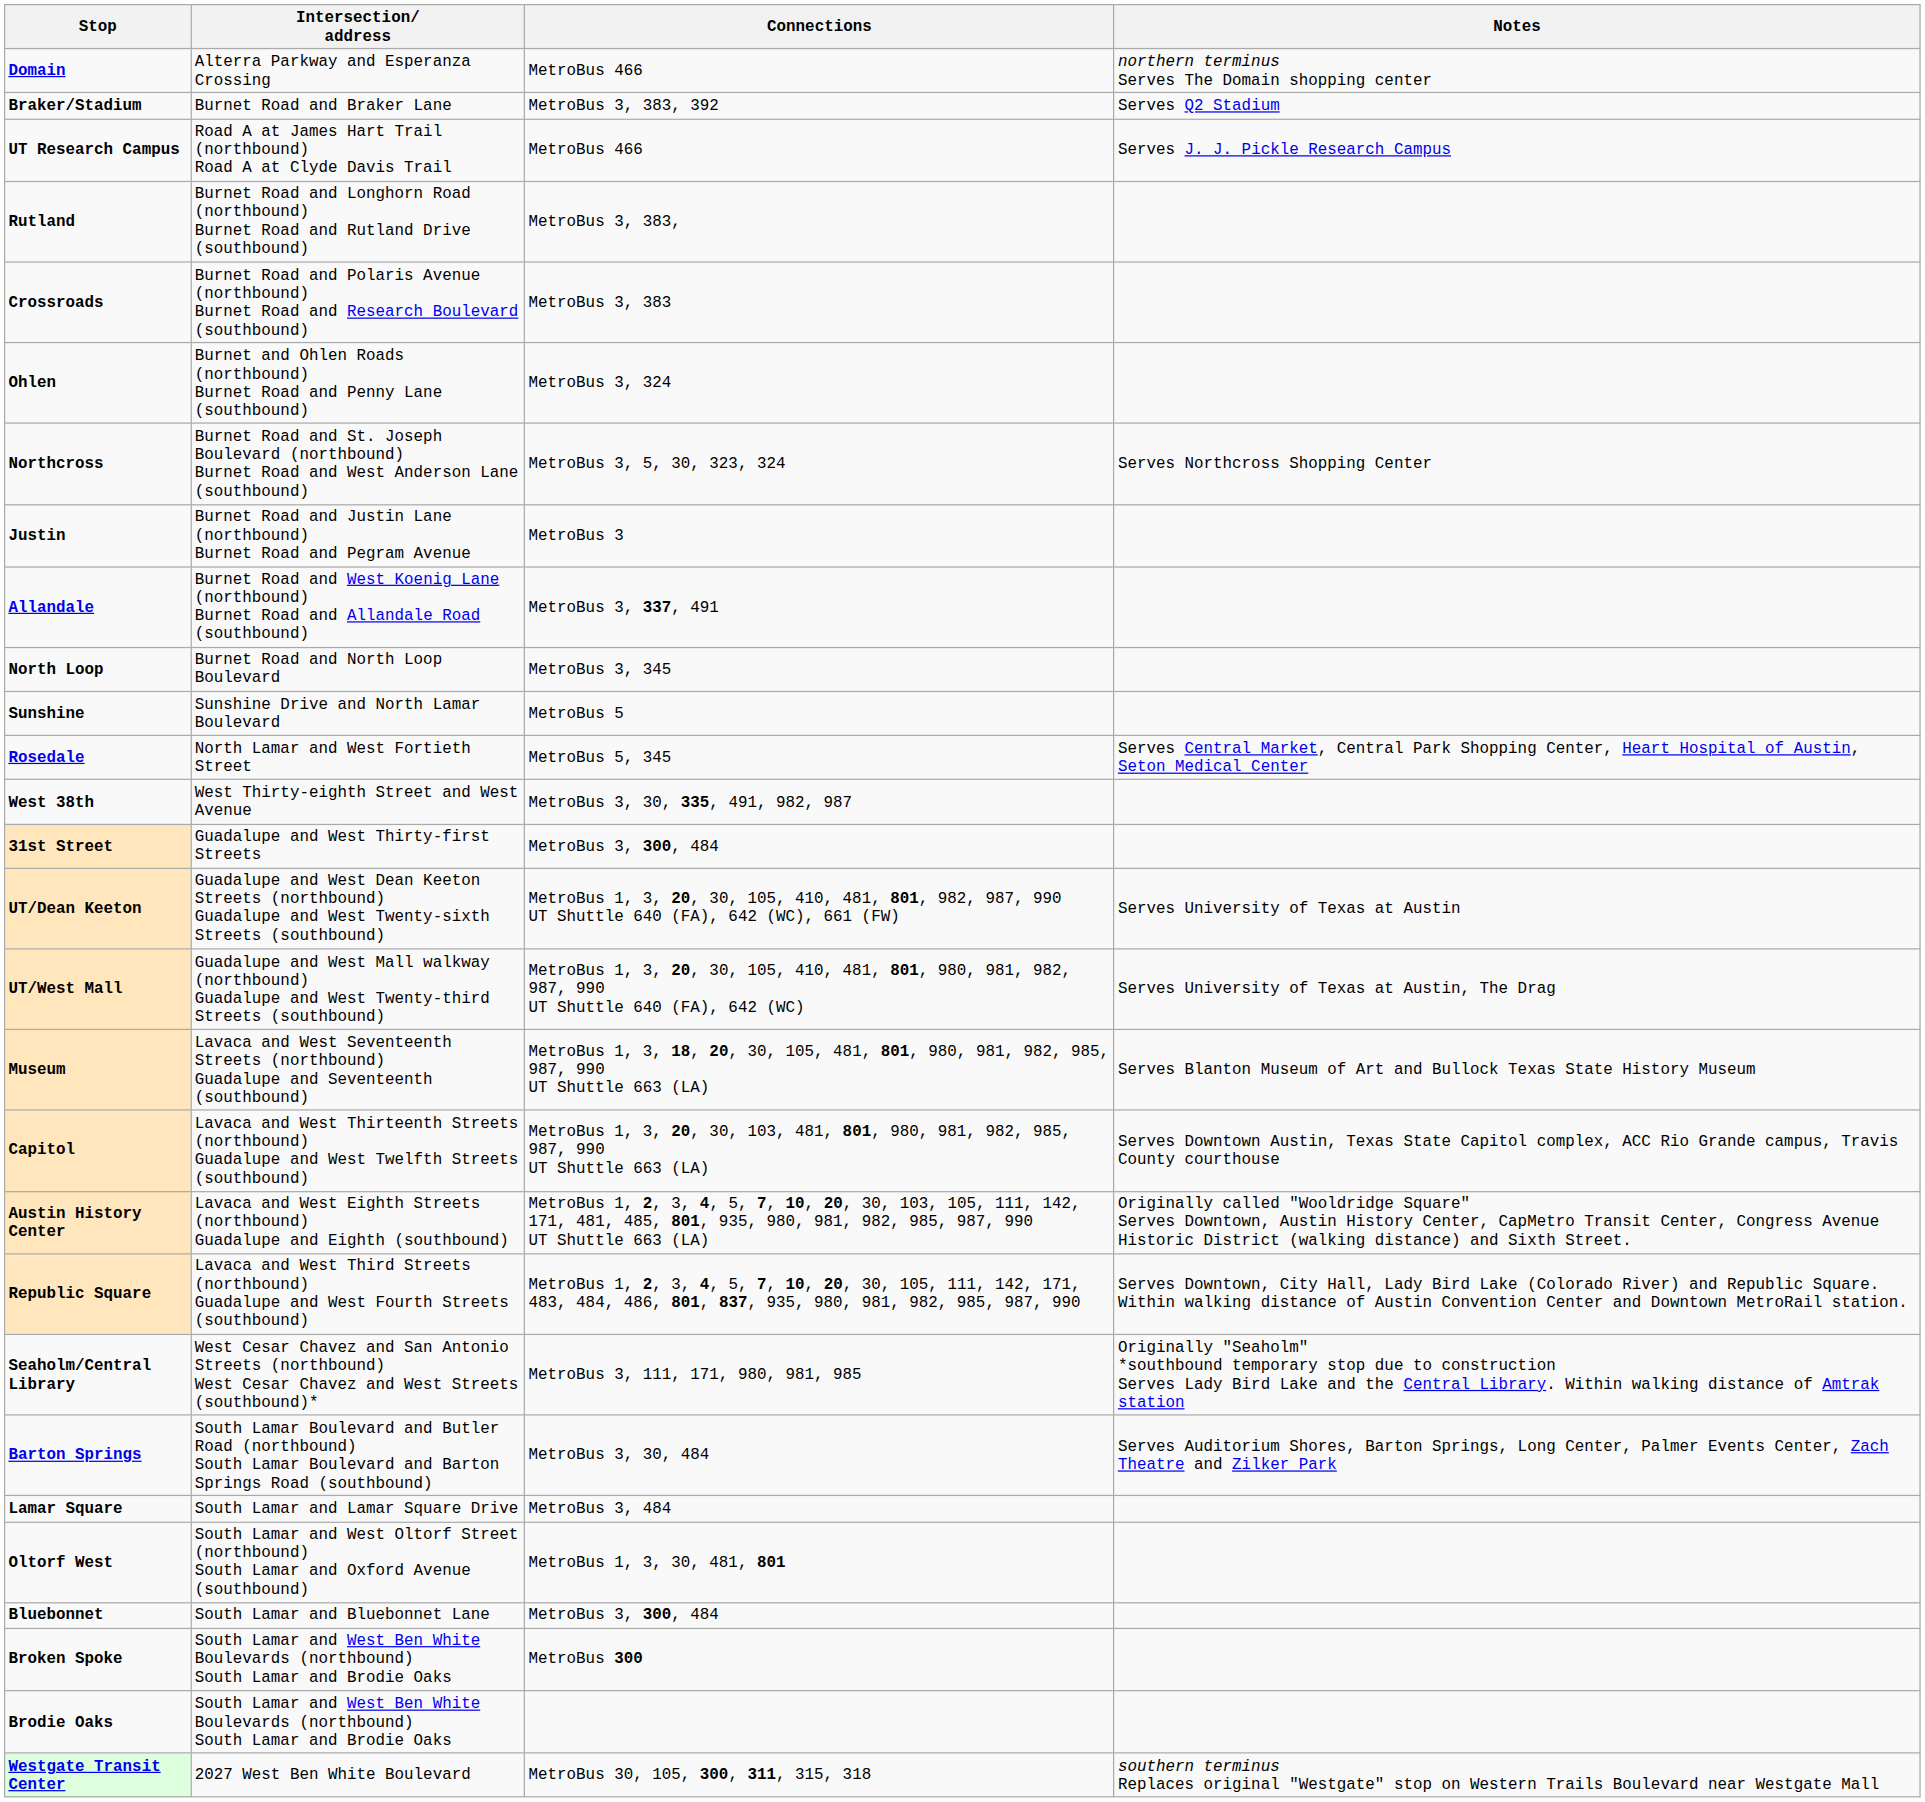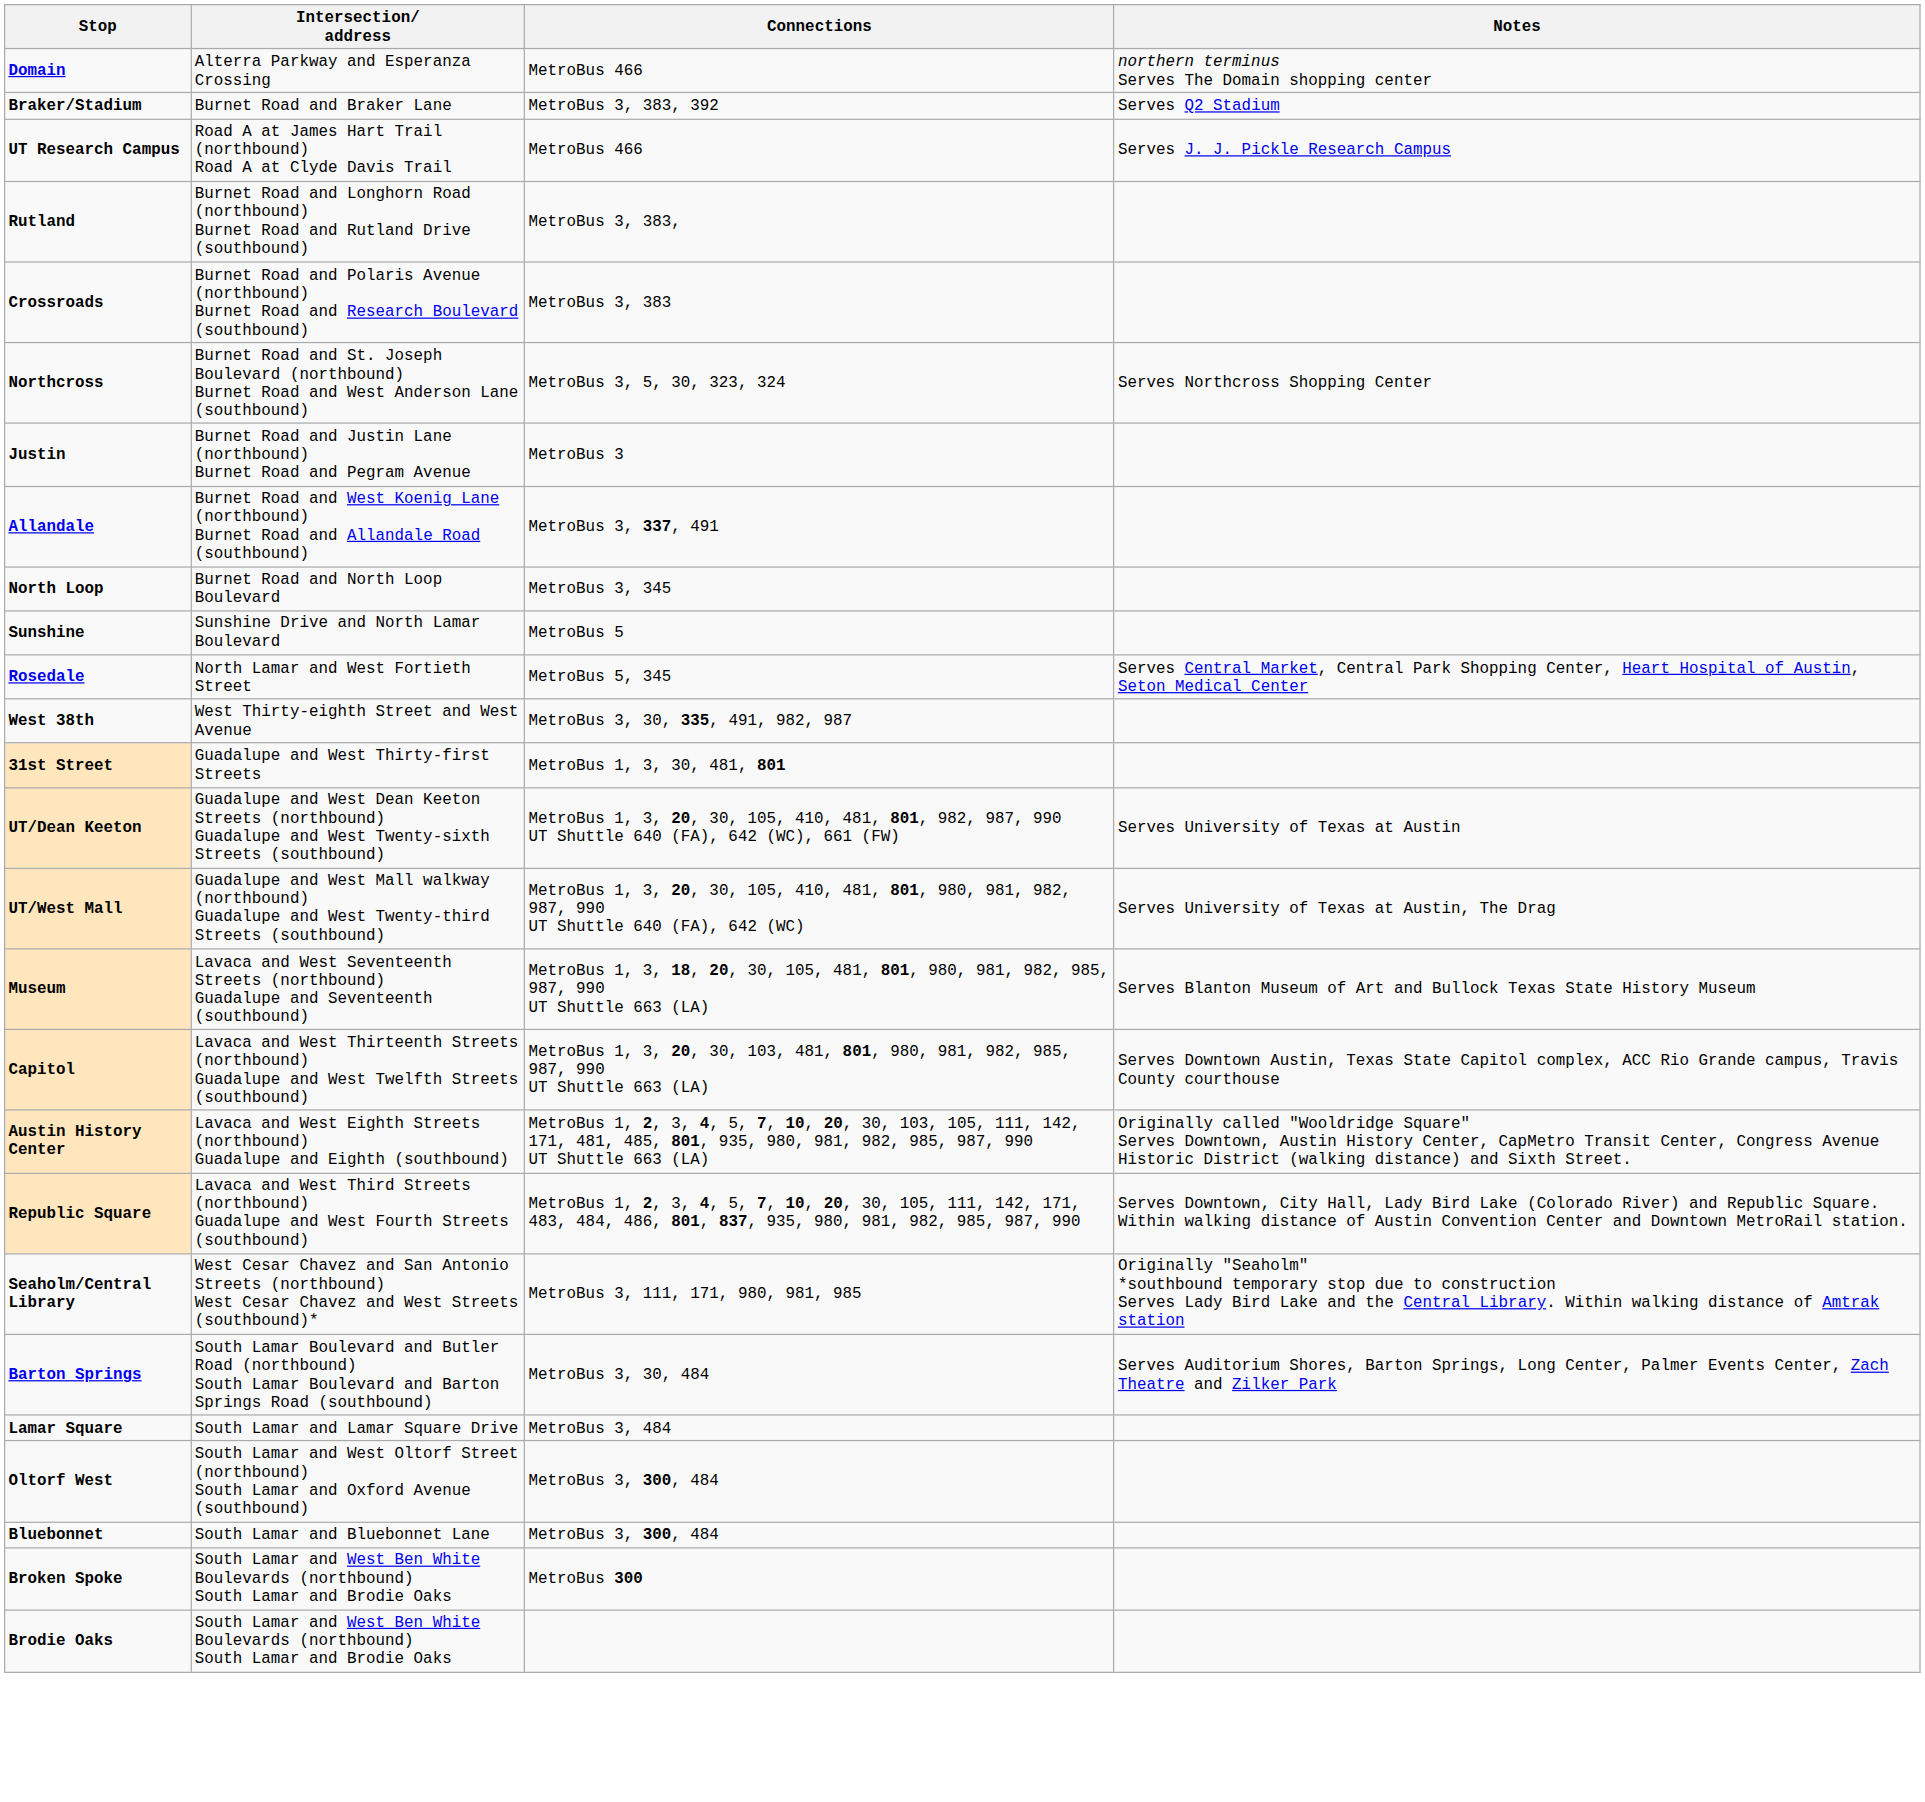- row: (32, 383)
(624, 846) MetroBus 3, 300, 484 -> (657, 765) MetroBus 1, 3, 30, 481, 801
(657, 1562) MetroBus 1, 3, 30, 481, 801 -> (624, 1481) MetroBus 3, 300, 484
- row: (85, 1775)
